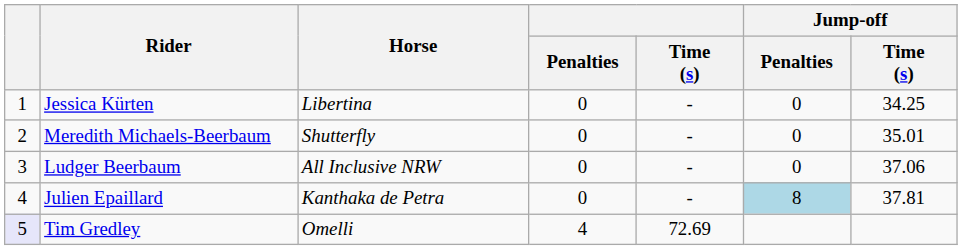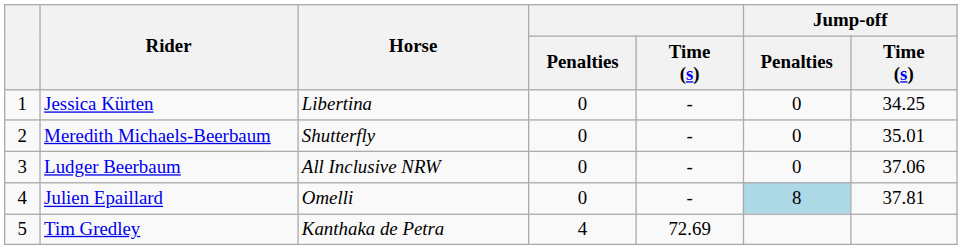(373, 198) Kanthaka de Petra -> (328, 198) Omelli
(22, 229) lavender background -> (22, 229) no background
(328, 229) Omelli -> (373, 229) Kanthaka de Petra
